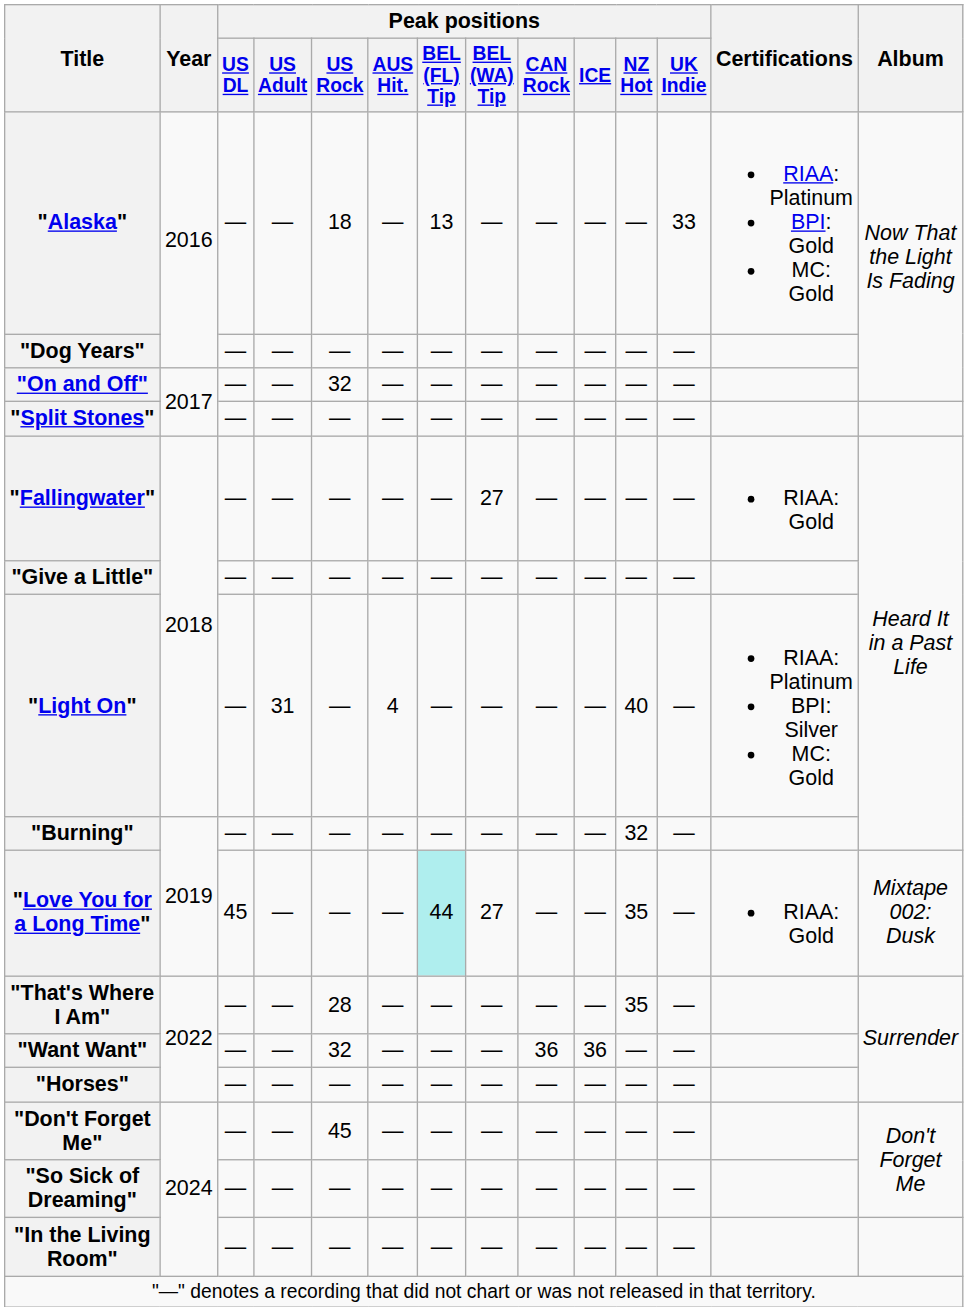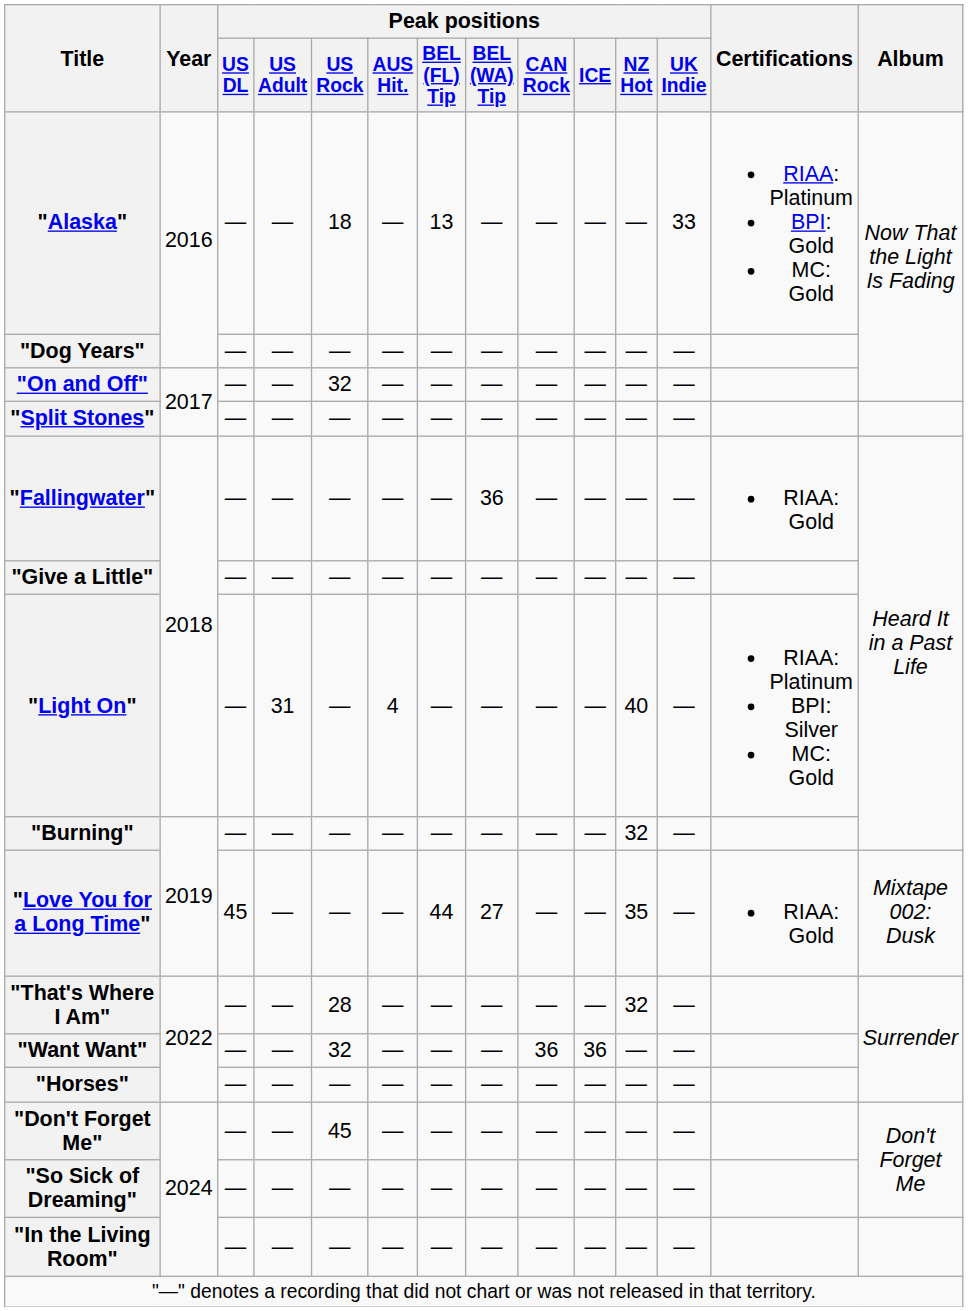(492, 498) 27 -> (492, 498) 36
(442, 912) paleturquoise background -> (442, 912) no background
(636, 1004) 35 -> (636, 1004) 32
